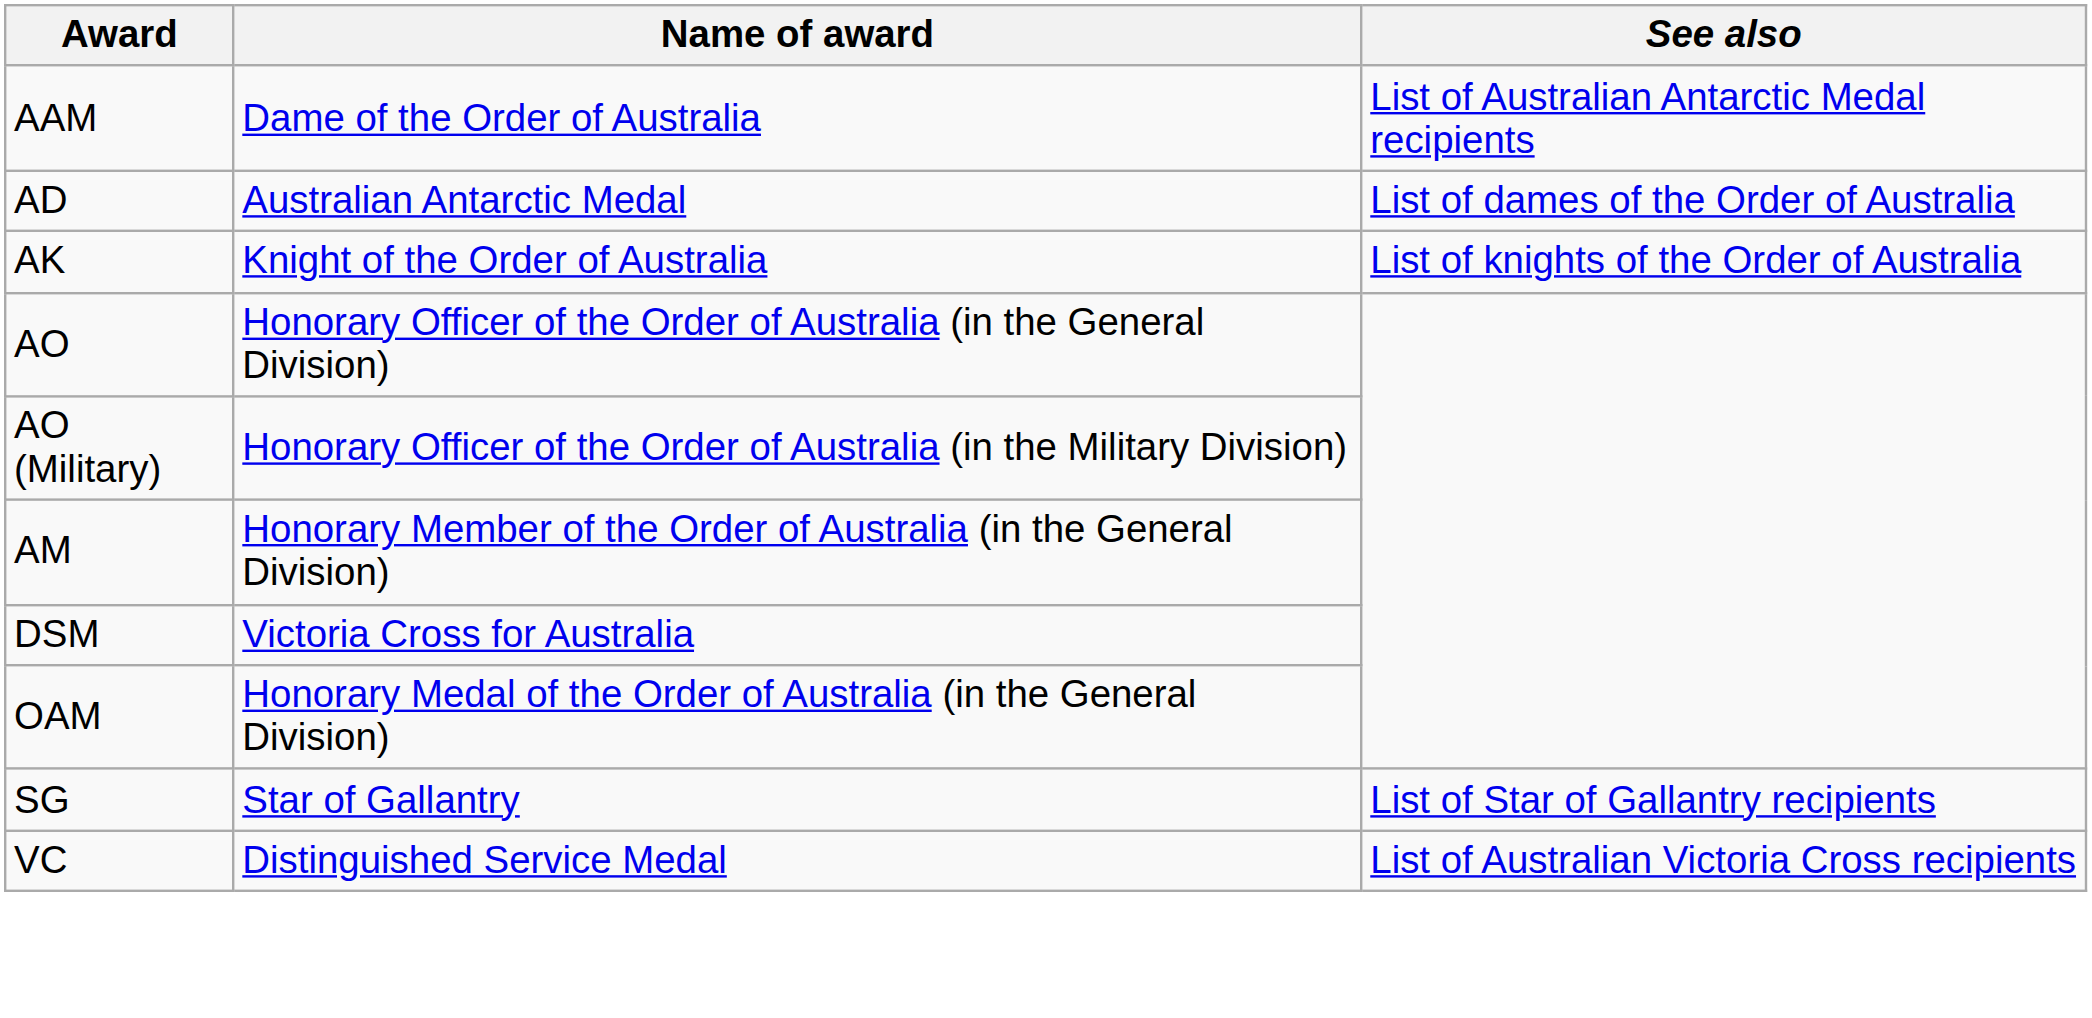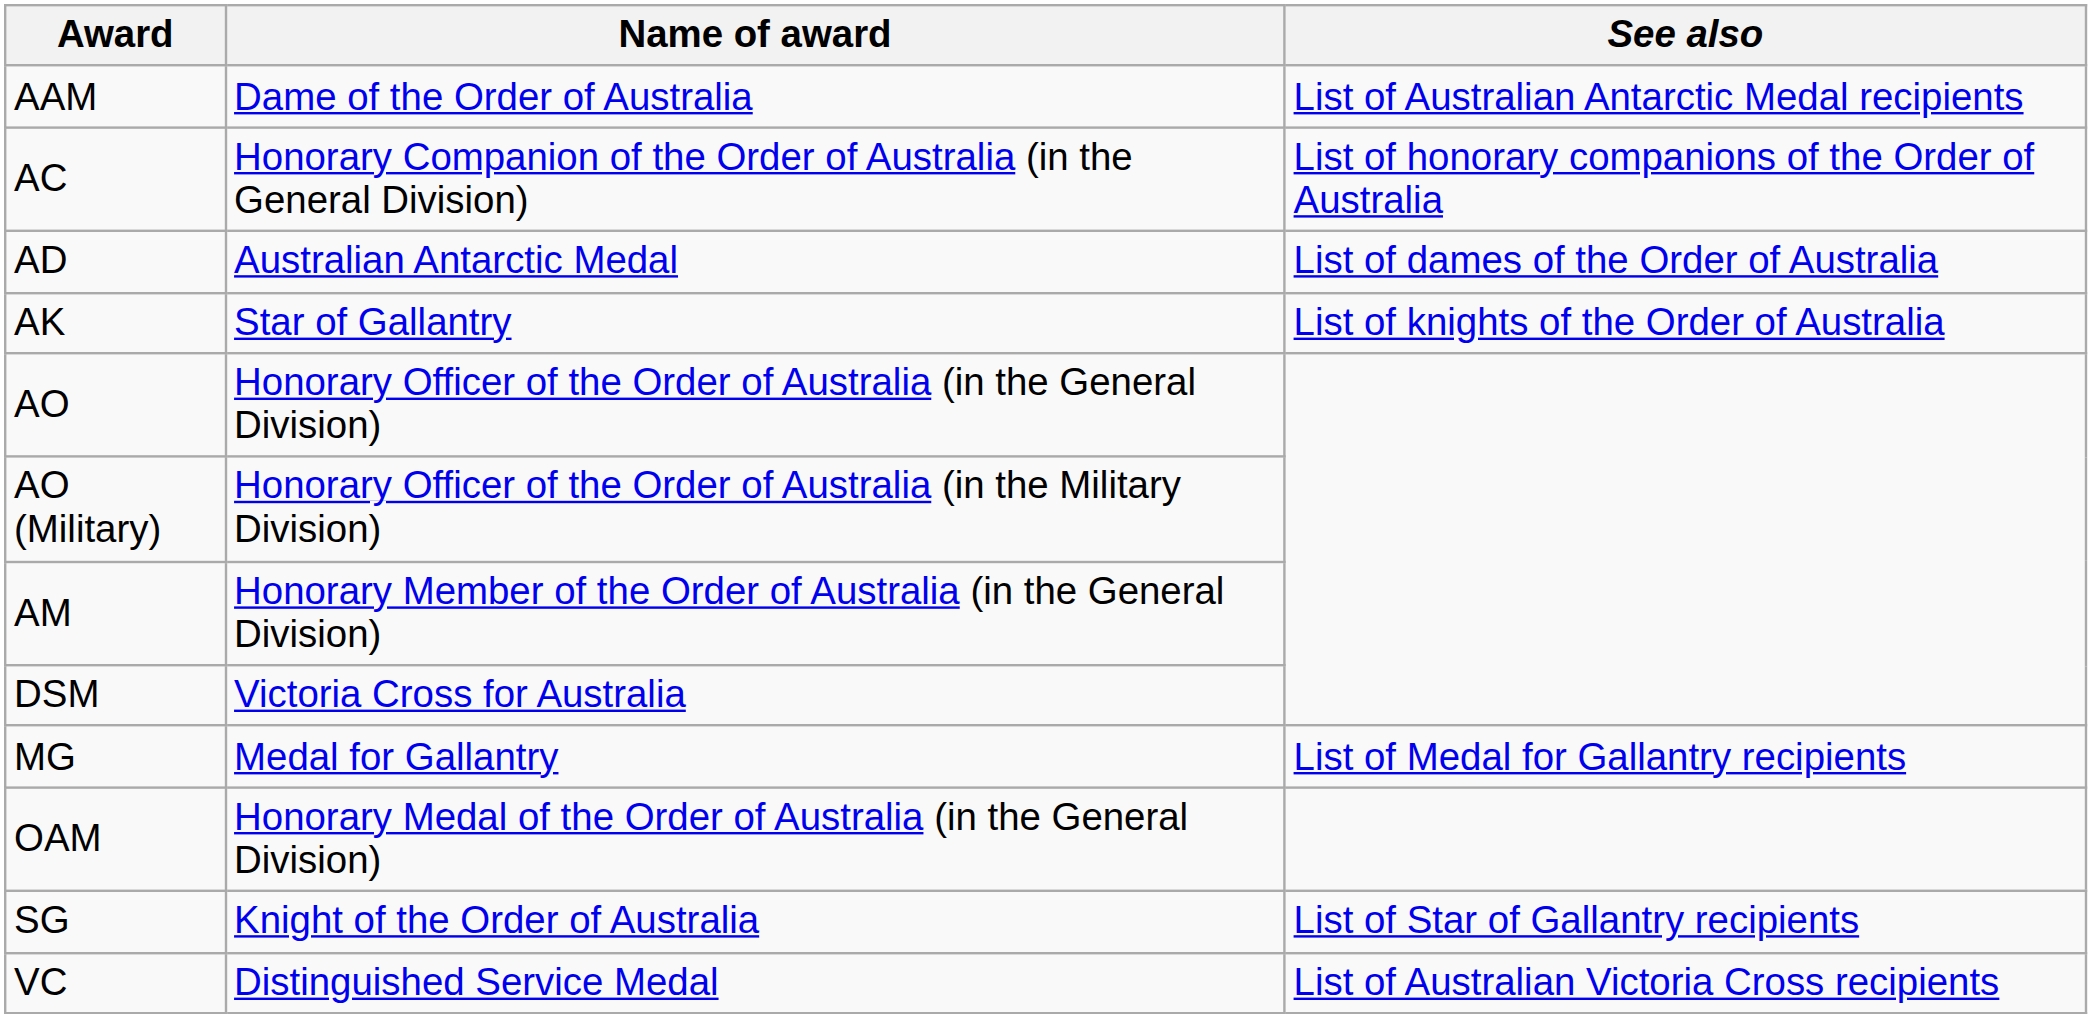+ row: (41, 178)
(505, 260) Knight of the Order of Australia -> (373, 321) Star of Gallantry
+ row: (45, 755)
(381, 799) Star of Gallantry -> (497, 920) Knight of the Order of Australia
